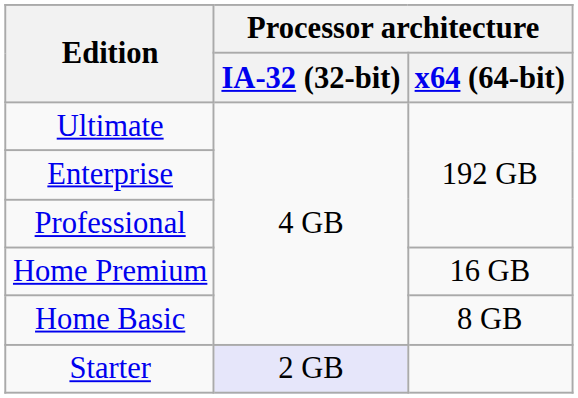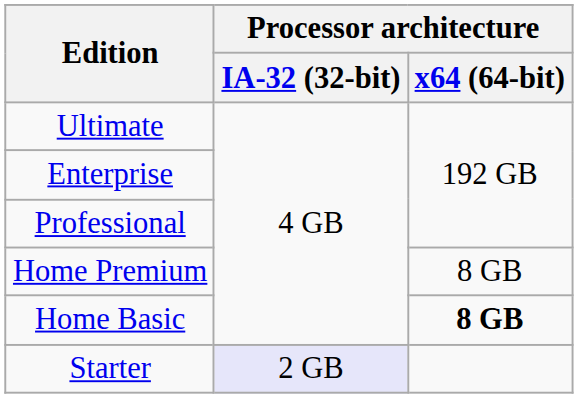(490, 271) 16 GB -> (490, 271) 8 GB
(490, 319) normal -> (490, 319) bold
